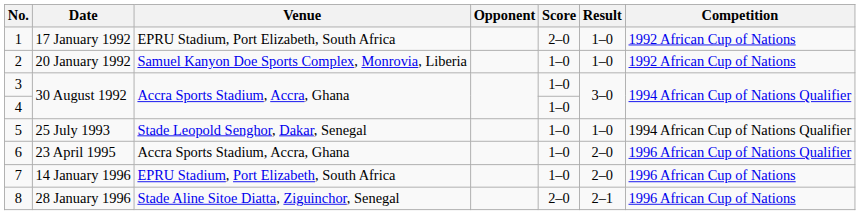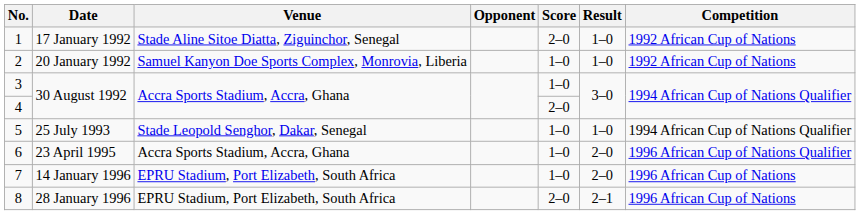(266, 38) EPRU Stadium, Port Elizabeth, South Africa -> (269, 38) Stade Aline Sitoe Diatta, Ziguinchor, Senegal
(559, 107) 1–0 -> (559, 107) 2–0
(269, 198) Stade Aline Sitoe Diatta, Ziguinchor, Senegal -> (266, 198) EPRU Stadium, Port Elizabeth, South Africa
